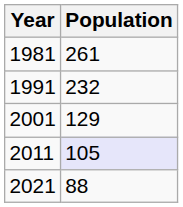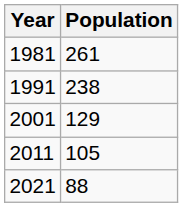(83, 86) 232 -> (83, 86) 238
(83, 152) lavender background -> (83, 152) no background
